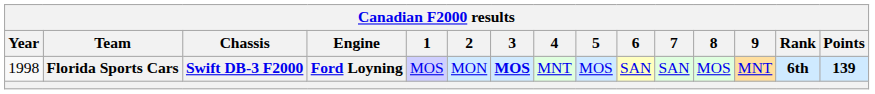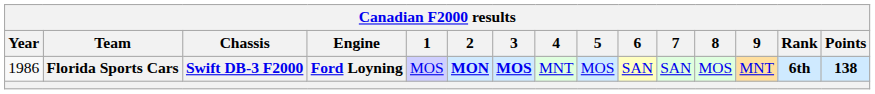(24, 69) 1998 -> (24, 69) 1986
(469, 69) normal -> (470, 69) bold
(844, 69) 139 -> (846, 69) 138
